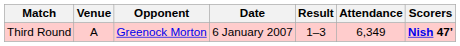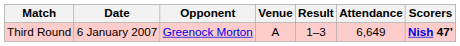columns swapped: (252, 13) <-> (94, 13)
(371, 32) 6,349 -> (371, 32) 6,649
